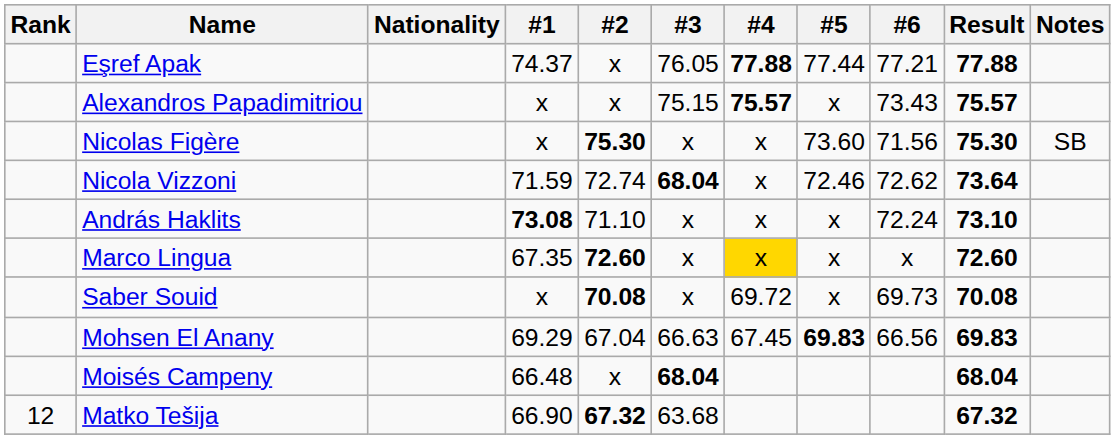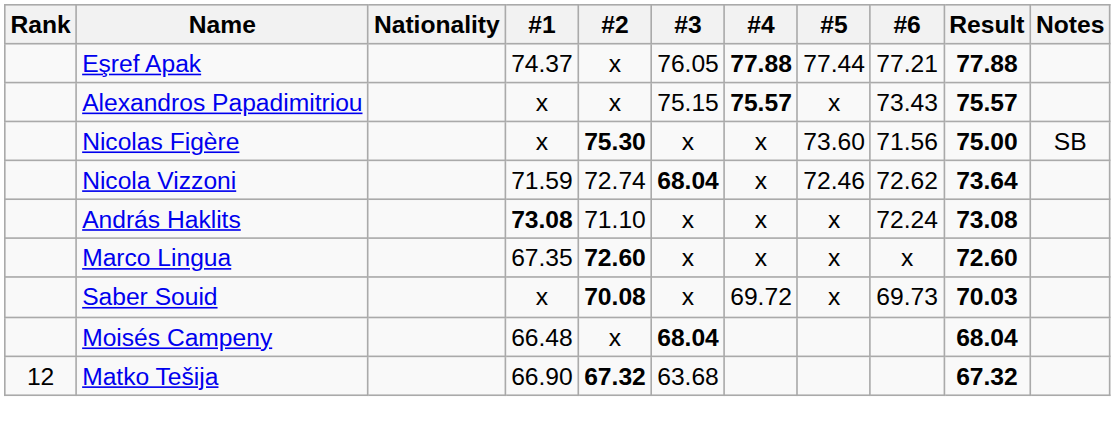(987, 141) 75.30 -> (987, 141) 75.00
(987, 219) 73.10 -> (987, 219) 73.08
(761, 258) gold background -> (761, 258) no background
(987, 297) 70.08 -> (987, 297) 70.03
- row: (178, 336)
